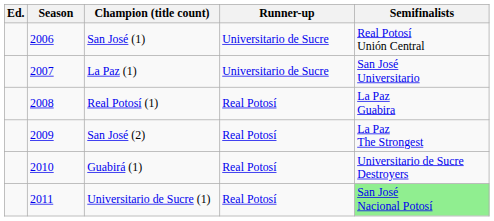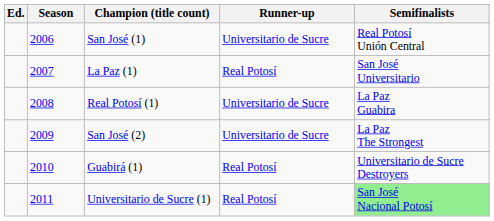(275, 71) Universitario de Sucre -> (249, 71) Real Potosí
(249, 103) Real Potosí -> (275, 103) Universitario de Sucre
(249, 135) Real Potosí -> (275, 135) Universitario de Sucre
